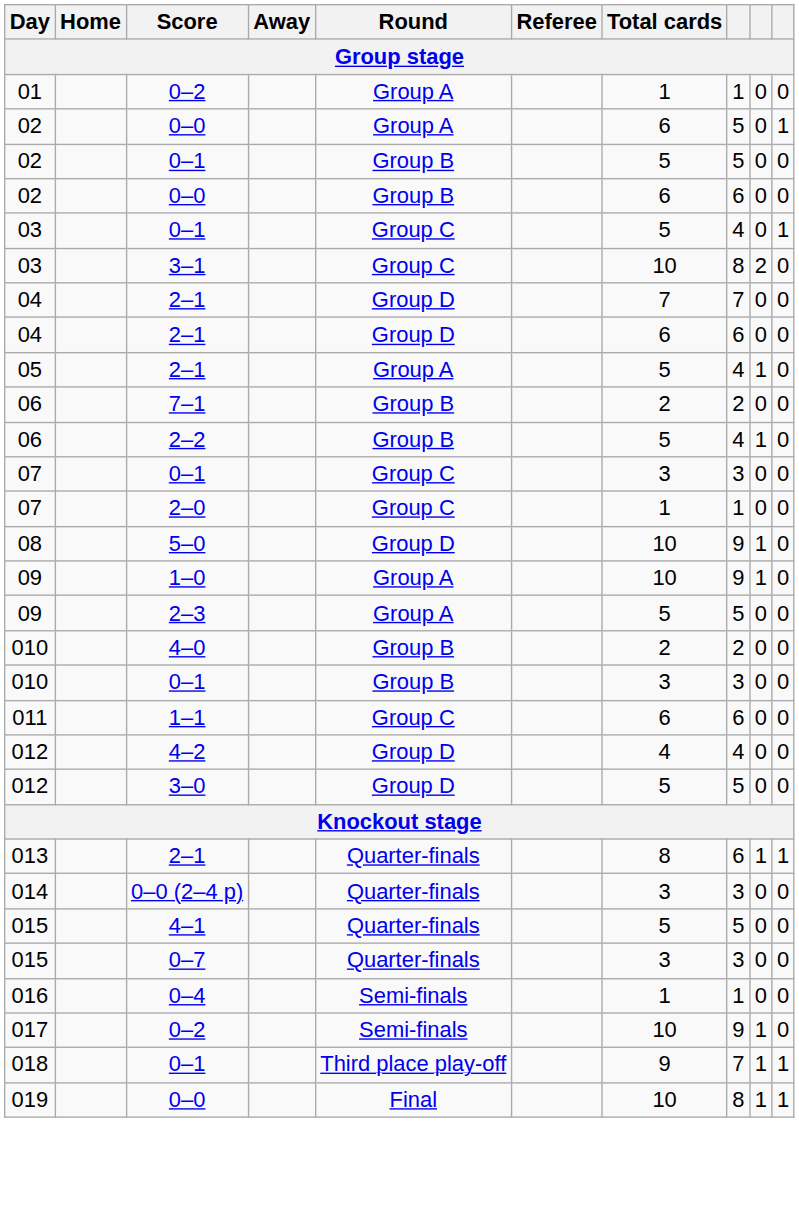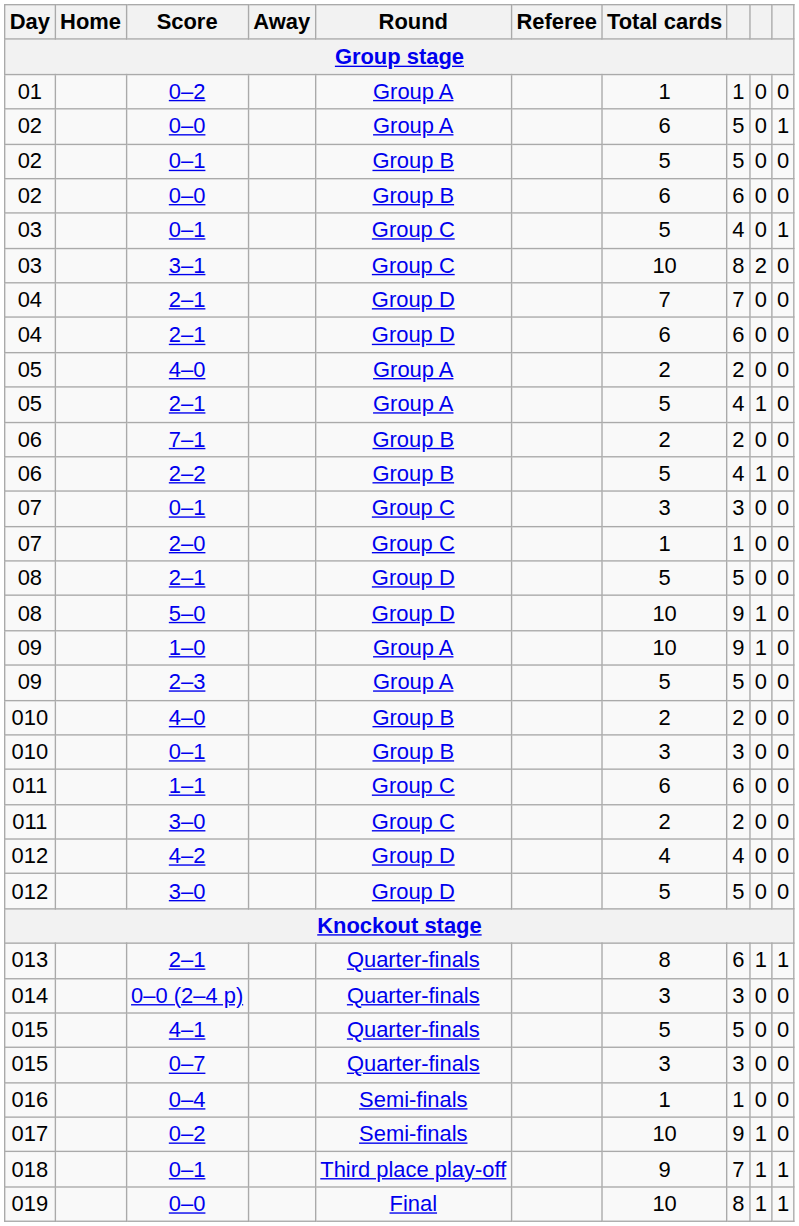+ row: (30, 369)
+ row: (30, 578)
+ row: (30, 821)
